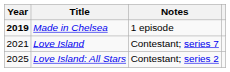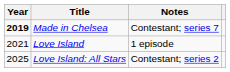(152, 28) 1 episode -> (175, 28) Contestant; series 7
(175, 43) Contestant; series 7 -> (152, 43) 1 episode
